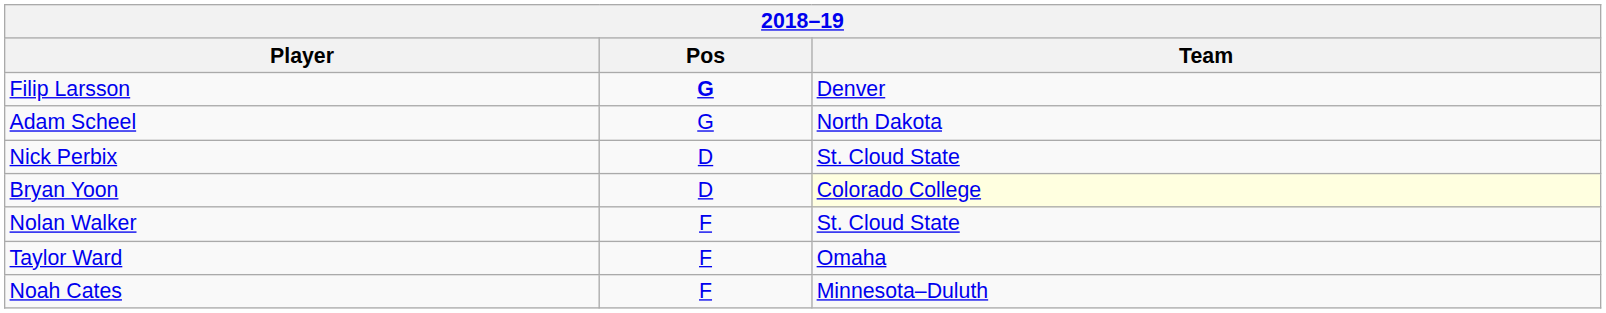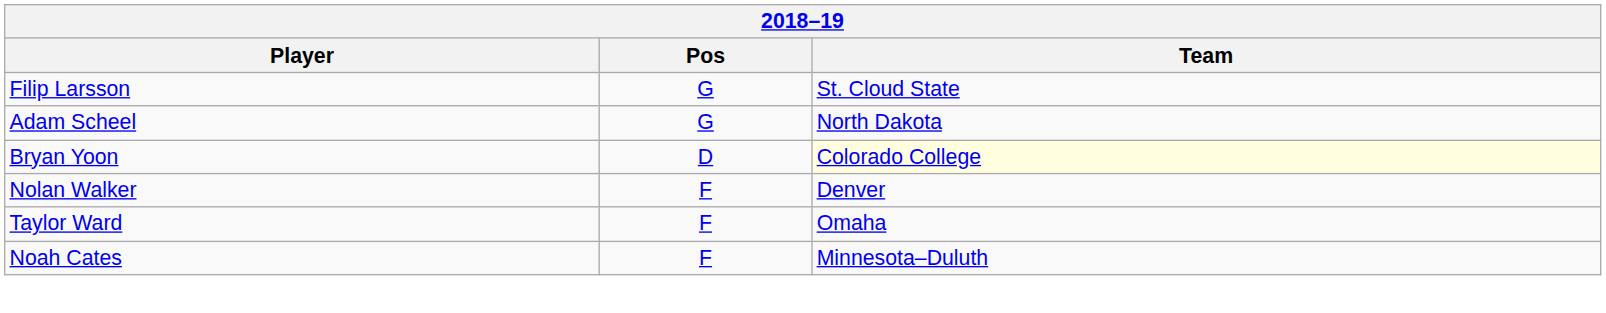(706, 88) bold -> (706, 88) normal
(851, 88) Denver -> (888, 88) St. Cloud State
- row: (63, 156)
(888, 223) St. Cloud State -> (851, 190) Denver
